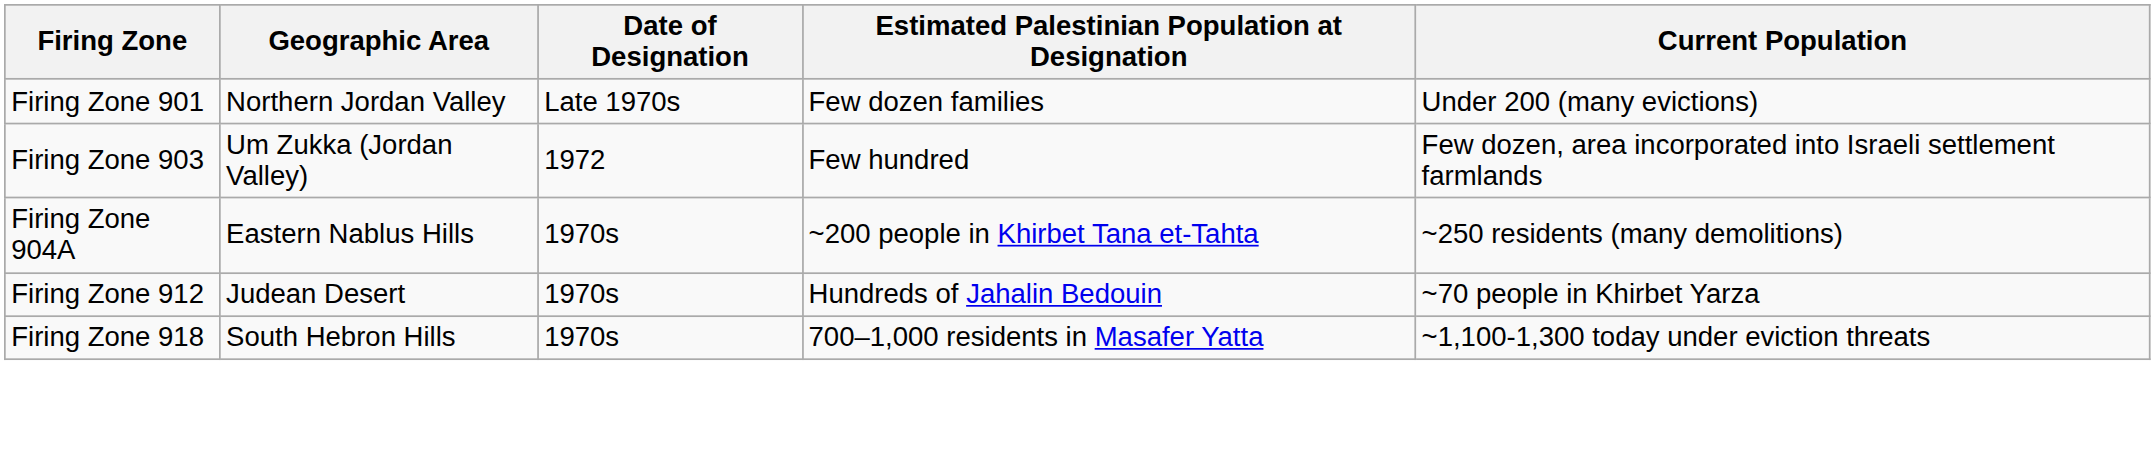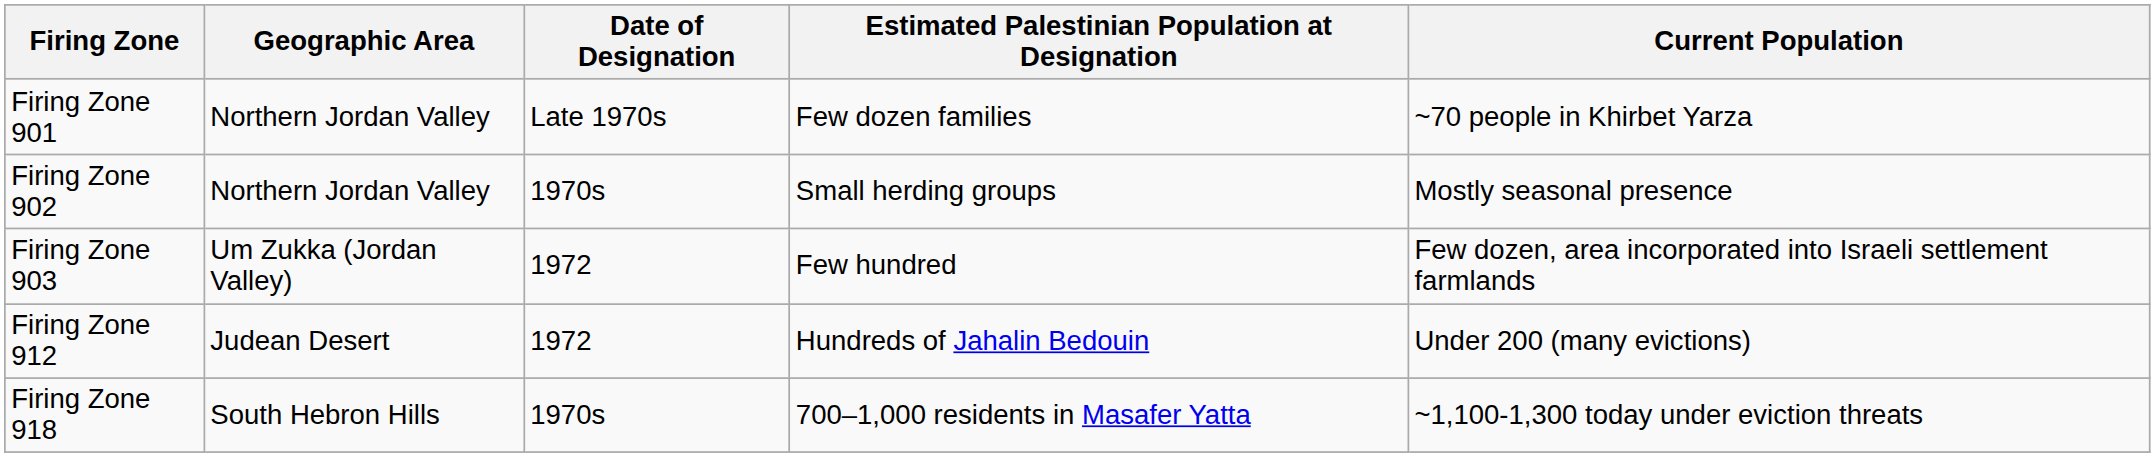(1590, 100) Under 200 (many evictions) -> (1583, 116) ~70 people in Khirbet Yarza
+ row: (81, 191)
- row: (81, 234)
(582, 293) 1970s -> (561, 340) 1972
(1591, 293) ~70 people in Khirbet Yarza -> (1583, 340) Under 200 (many evictions)
